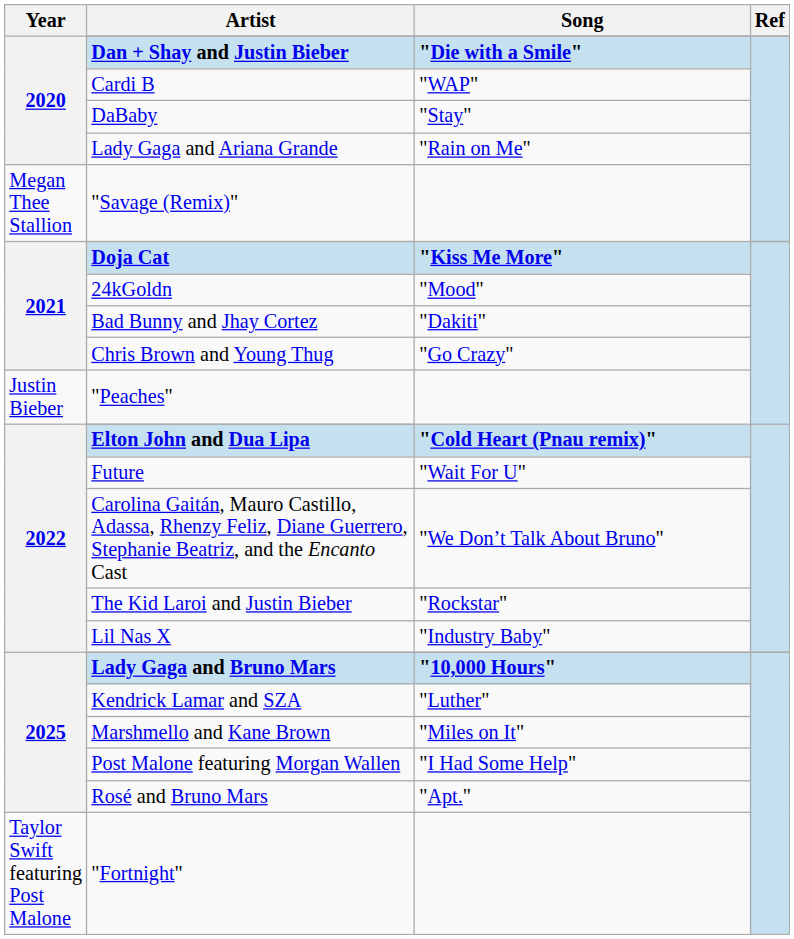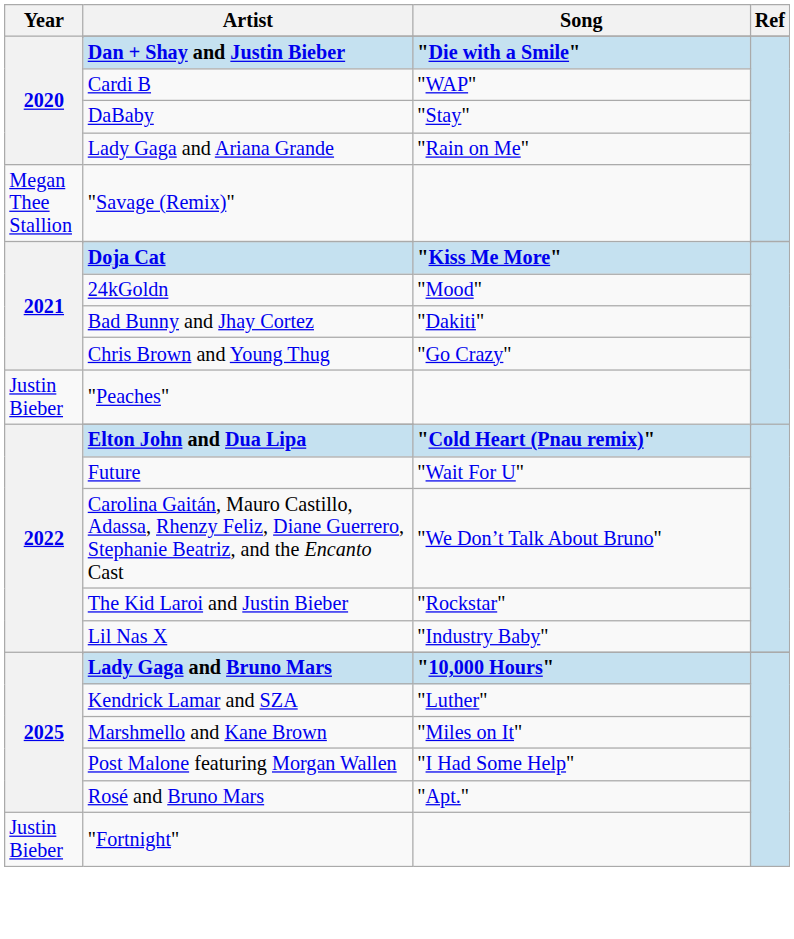(46, 873) Taylor Swift featuring Post Malone -> (36, 839) Justin Bieber
